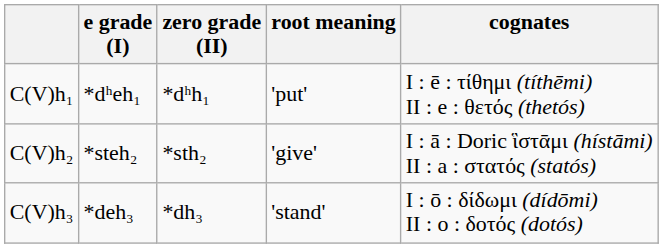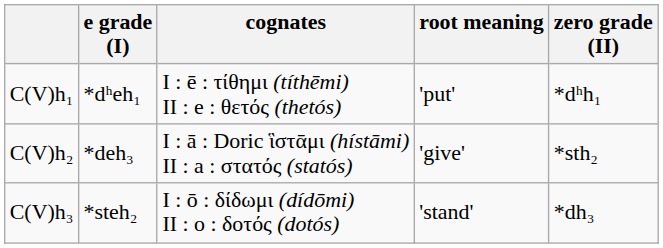columns swapped: (212, 34) <-> (529, 21)
(110, 153) *steh₂ -> (109, 153) *deh₃
(109, 212) *deh₃ -> (110, 212) *steh₂
